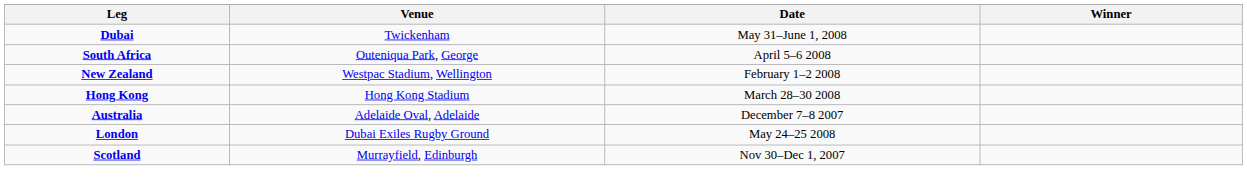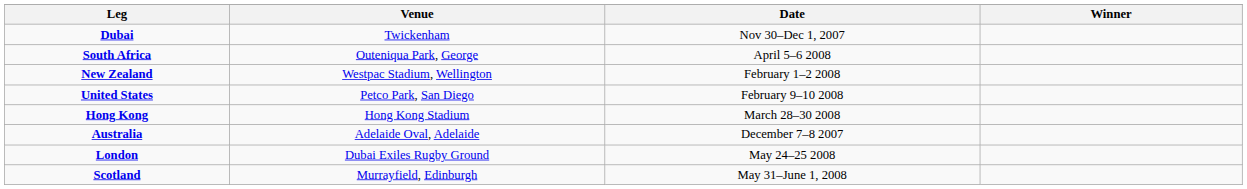(792, 34) May 31–June 1, 2008 -> (792, 34) Nov 30–Dec 1, 2007
+ row: (117, 94)
(792, 154) Nov 30–Dec 1, 2007 -> (792, 174) May 31–June 1, 2008
